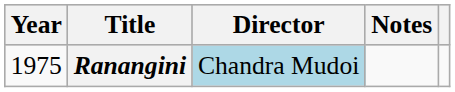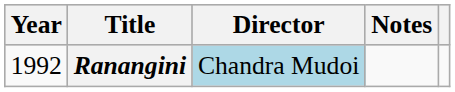(36, 65) 1975 -> (36, 65) 1992
